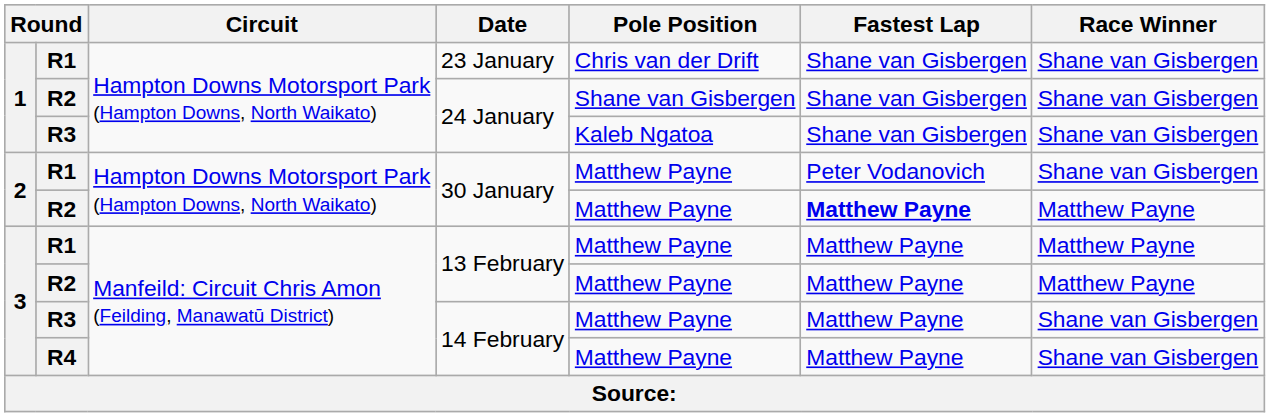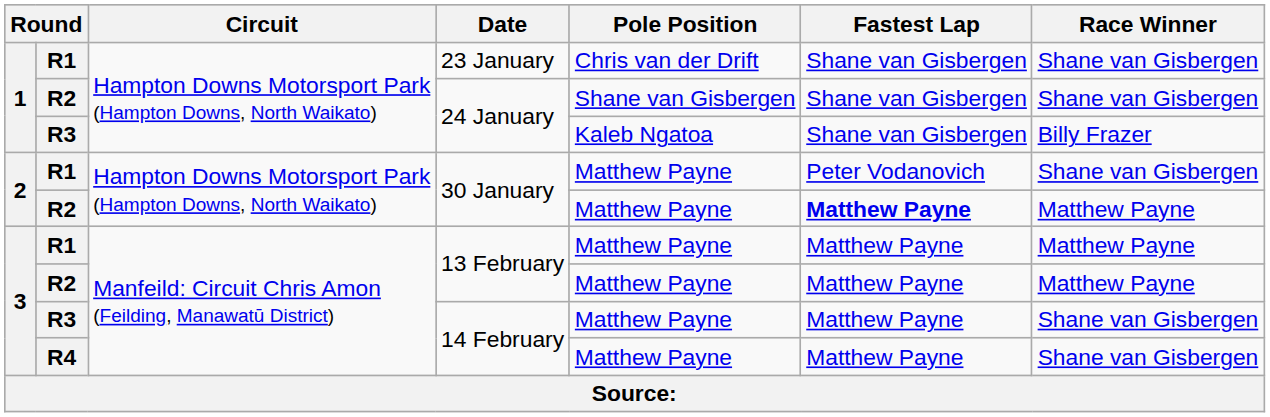(1148, 134) Shane van Gisbergen -> (1095, 134) Billy Frazer
